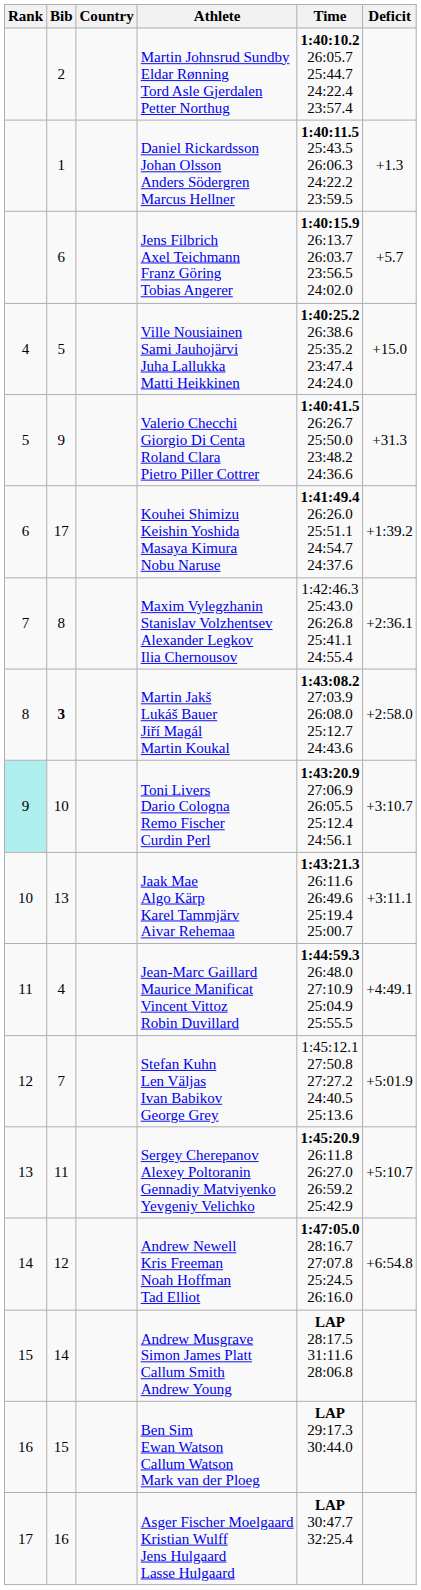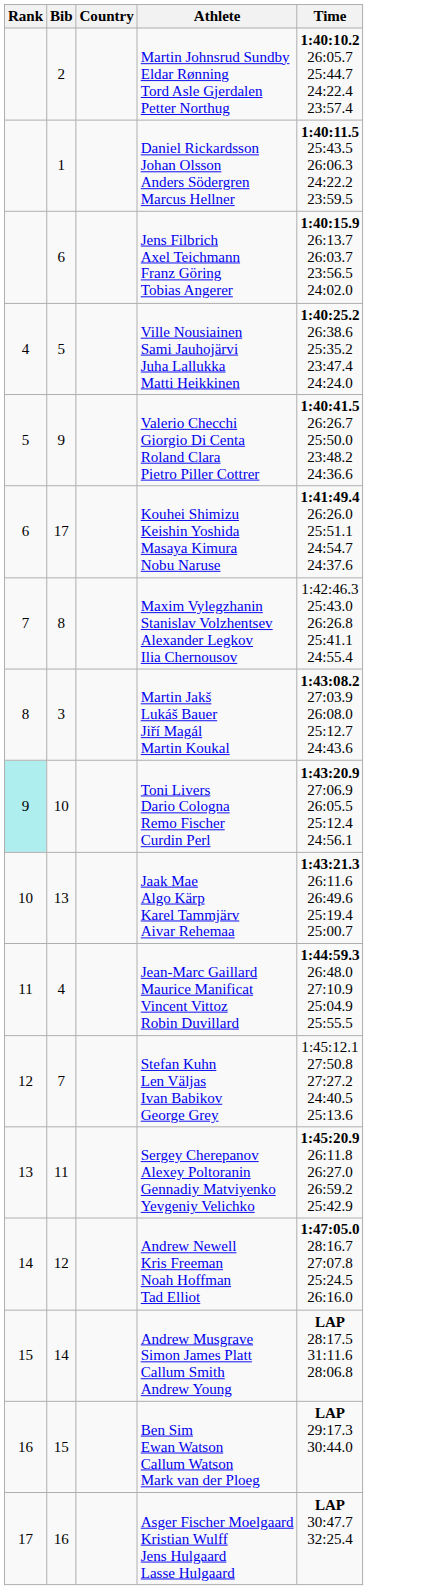- column: (390, 16)
(61, 714) bold -> (61, 714) normal
